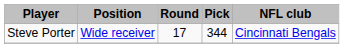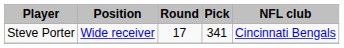(217, 33) 344 -> (217, 33) 341
